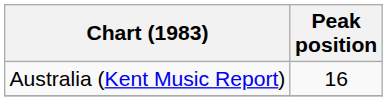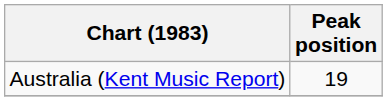(336, 78) 16 -> (336, 78) 19
